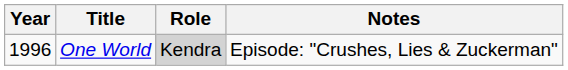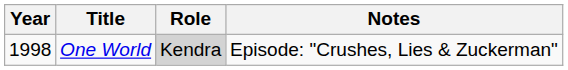(30, 49) 1996 -> (30, 49) 1998
